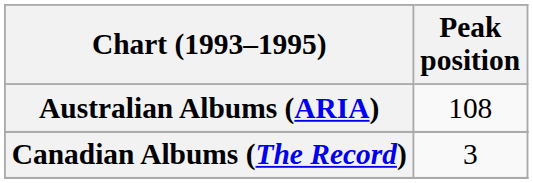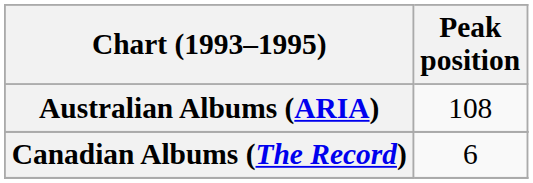(470, 154) 3 -> (470, 154) 6
